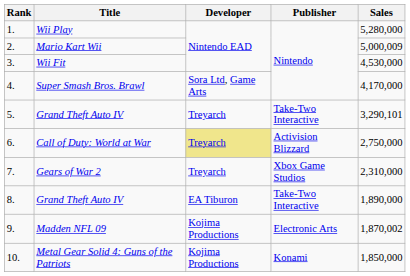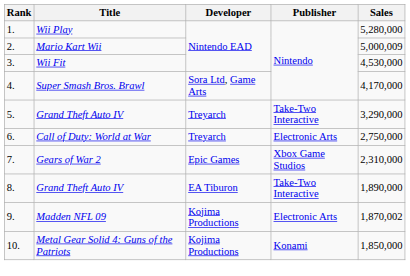(381, 114) 3,290,101 -> (381, 114) 3,290,000
(207, 143) khaki background -> (207, 137) no background
(296, 143) Activision Blizzard -> (305, 137) Electronic Arts
(207, 171) Treyarch -> (214, 159) Epic Games
